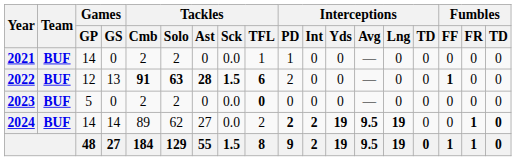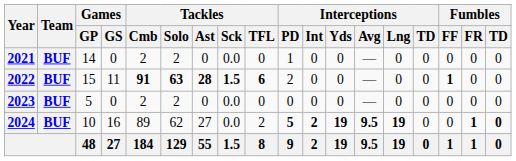(262, 58) 1 -> (262, 58) 0
(89, 79) 12 -> (89, 79) 15
(114, 79) 13 -> (114, 79) 11
(262, 101) bold -> (262, 101) normal
(89, 123) 14 -> (89, 123) 10
(114, 123) 14 -> (114, 123) 16
(290, 123) 2 -> (290, 123) 5
